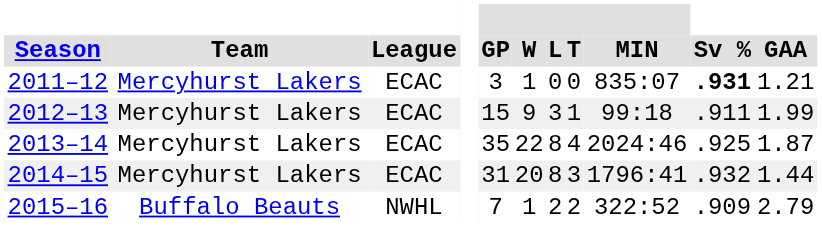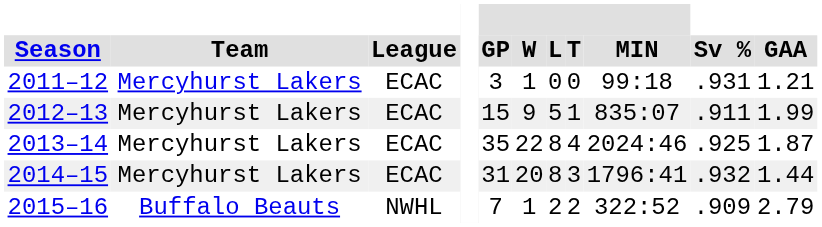(637, 82) 835:07 -> (637, 82) 99:18
(722, 82) bold -> (722, 82) normal
(555, 113) 3 -> (555, 113) 5
(637, 113) 99:18 -> (637, 113) 835:07
